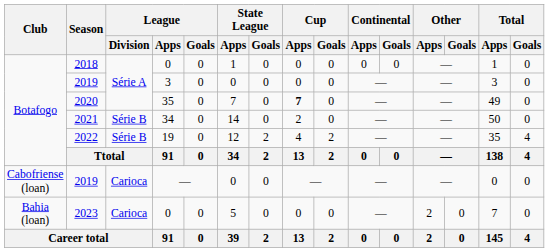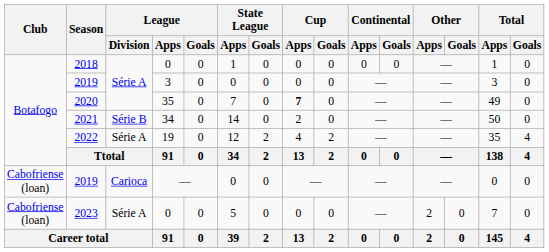(129, 138) Série B -> (129, 138) Série A
(35, 213) Bahia (loan) -> (35, 213) Cabofriense (loan)
(129, 213) Carioca -> (129, 213) Série A
